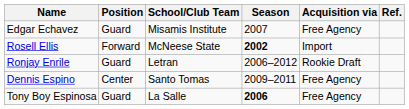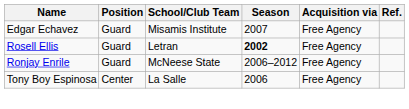(121, 46) Forward -> (116, 46) Guard
(184, 46) McNeese State -> (163, 46) Letran
(317, 46) Import -> (332, 46) Free Agency
(163, 63) Letran -> (184, 63) McNeese State
(331, 63) Rookie Draft -> (332, 63) Free Agency
- row: (41, 79)
(116, 96) Guard -> (117, 79) Center
(256, 96) bold -> (256, 79) normal
